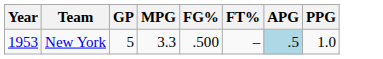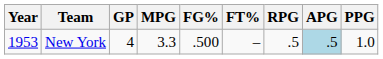+ column: (283, 17)
(130, 41) 5 -> (130, 41) 4
